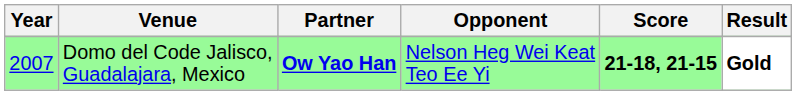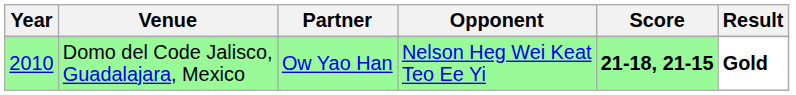(31, 63) 2007 -> (31, 63) 2010
(339, 63) bold -> (337, 63) normal
